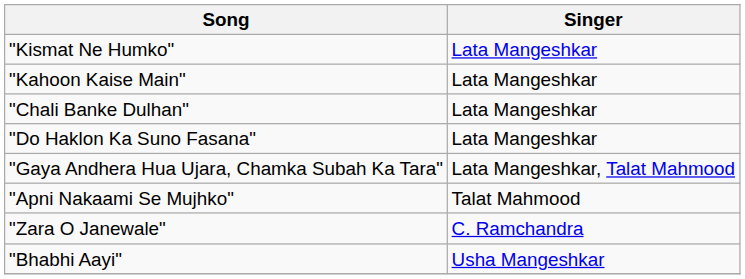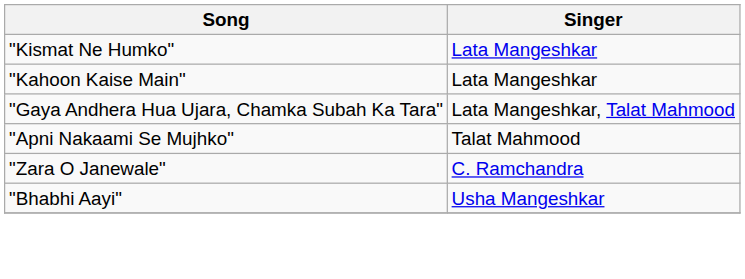- row: (99, 109)
- row: (132, 139)
